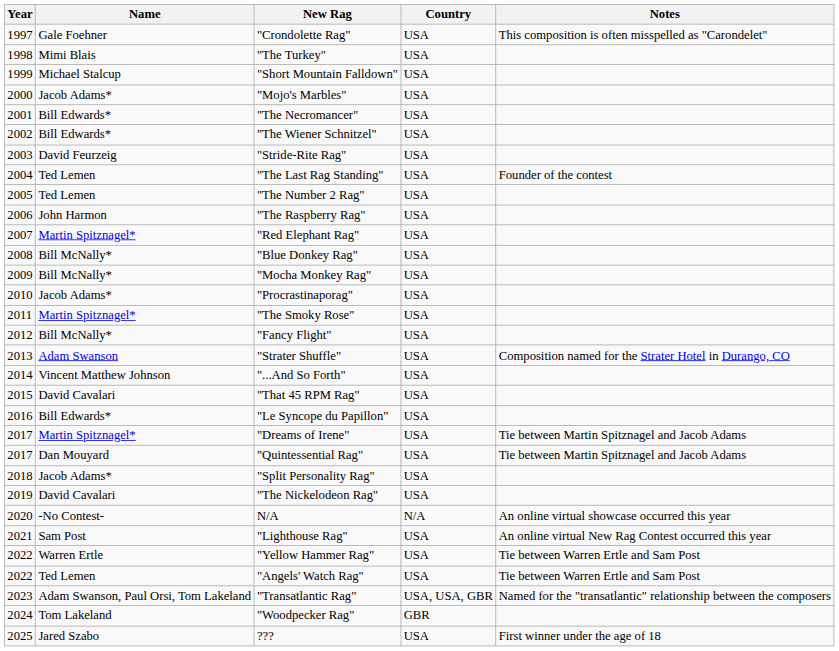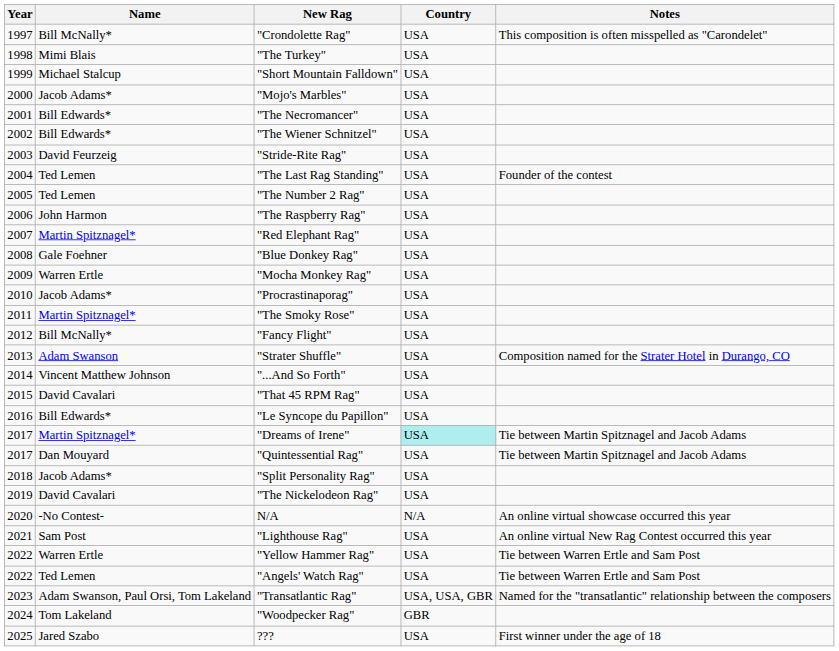(73, 34) Gale Foehner -> (75, 34) Bill McNally*
(75, 255) Bill McNally* -> (73, 255) Gale Foehner
(75, 275) Bill McNally* -> (71, 275) Warren Ertle
(416, 435) no background -> (416, 435) paleturquoise background
